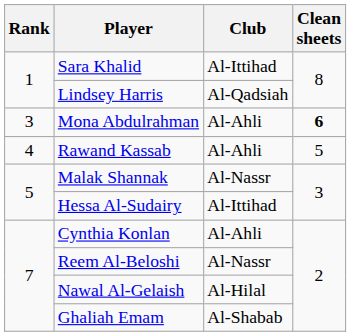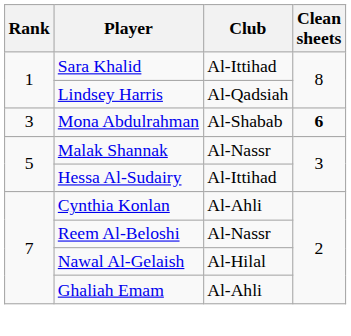(235, 121) Al-Ahli -> (245, 121) Al-Shabab
- row: (114, 149)
(245, 317) Al-Shabab -> (235, 289) Al-Ahli
